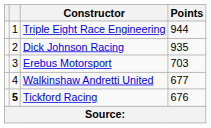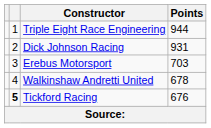(179, 46) 935 -> (179, 46) 931
(179, 80) 677 -> (179, 80) 678
